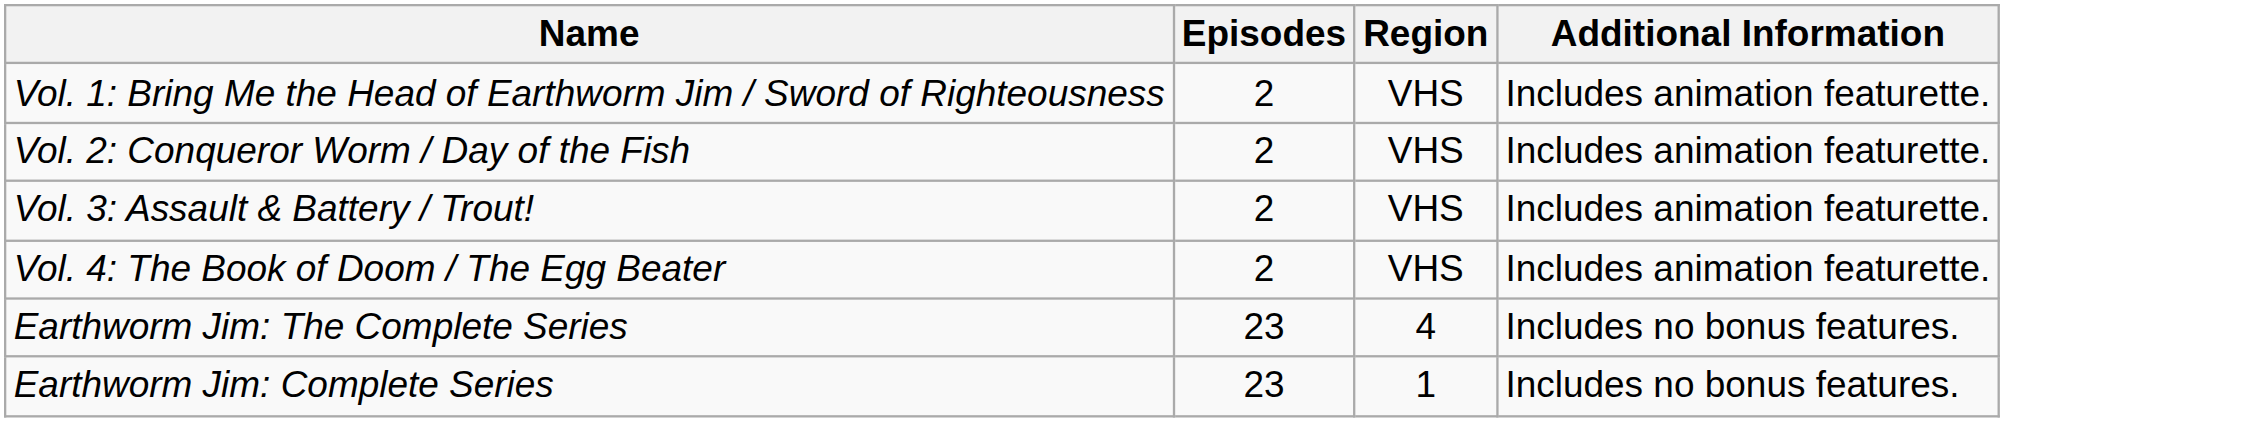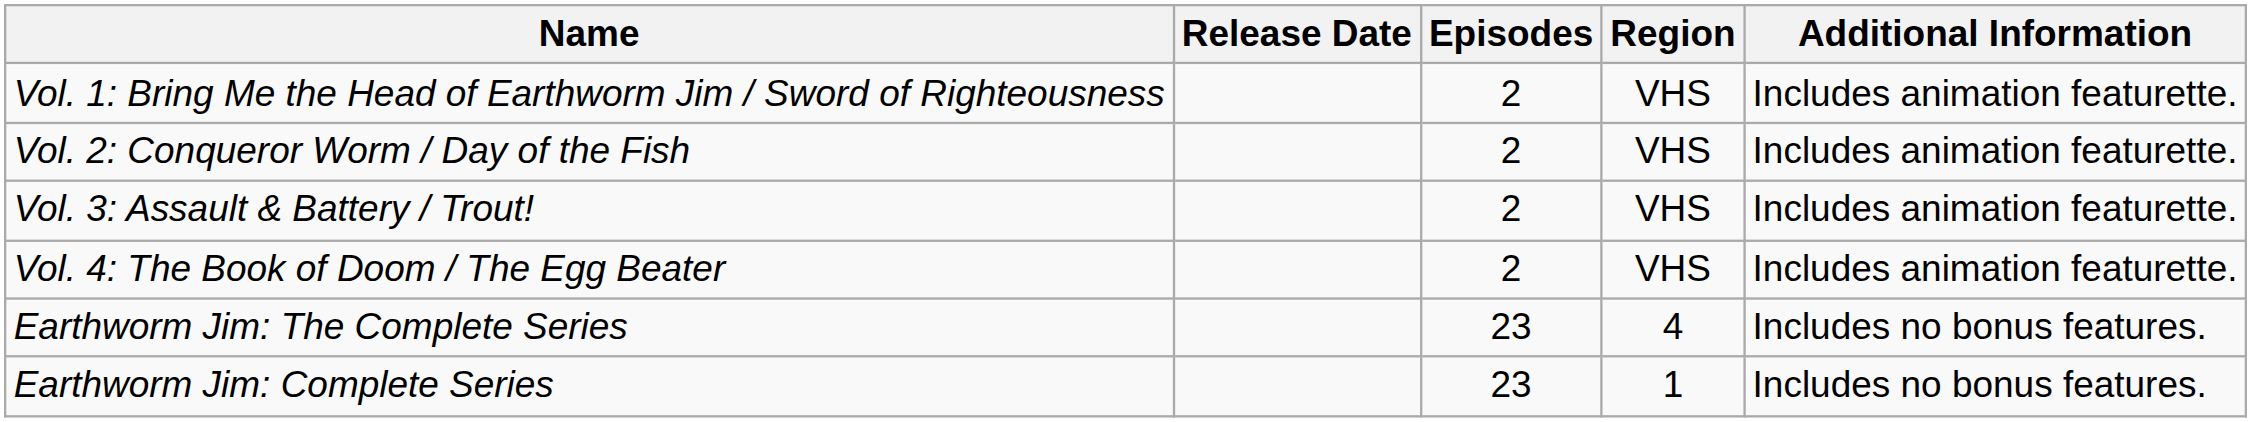+ column: (1297, 33)
